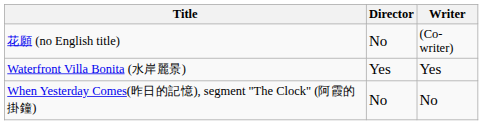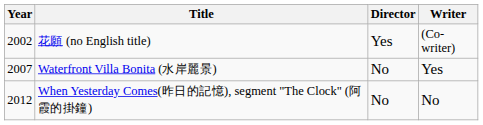+ column: (20, 14)
(378, 41) No -> (382, 41) Yes
(380, 69) Yes -> (380, 69) No
